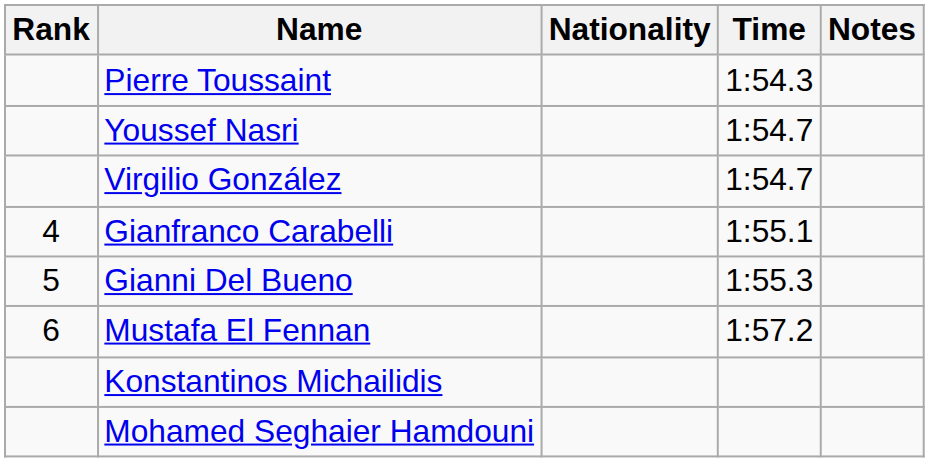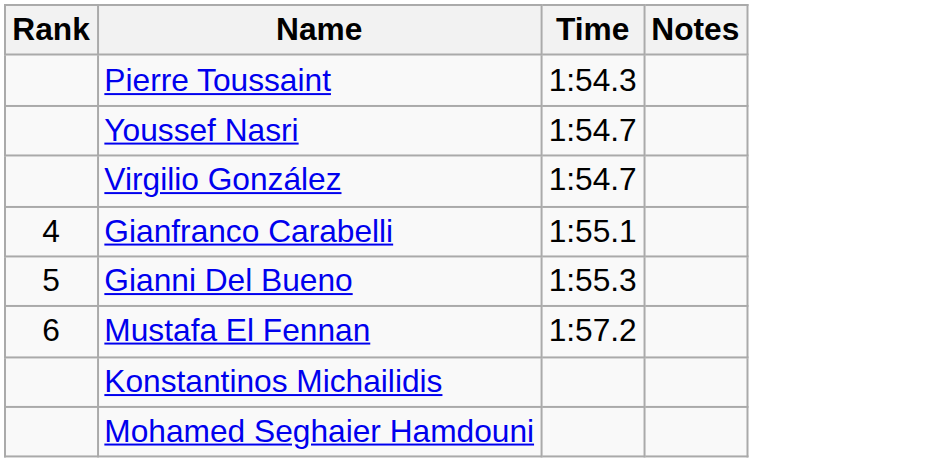- column: (630, 29)
